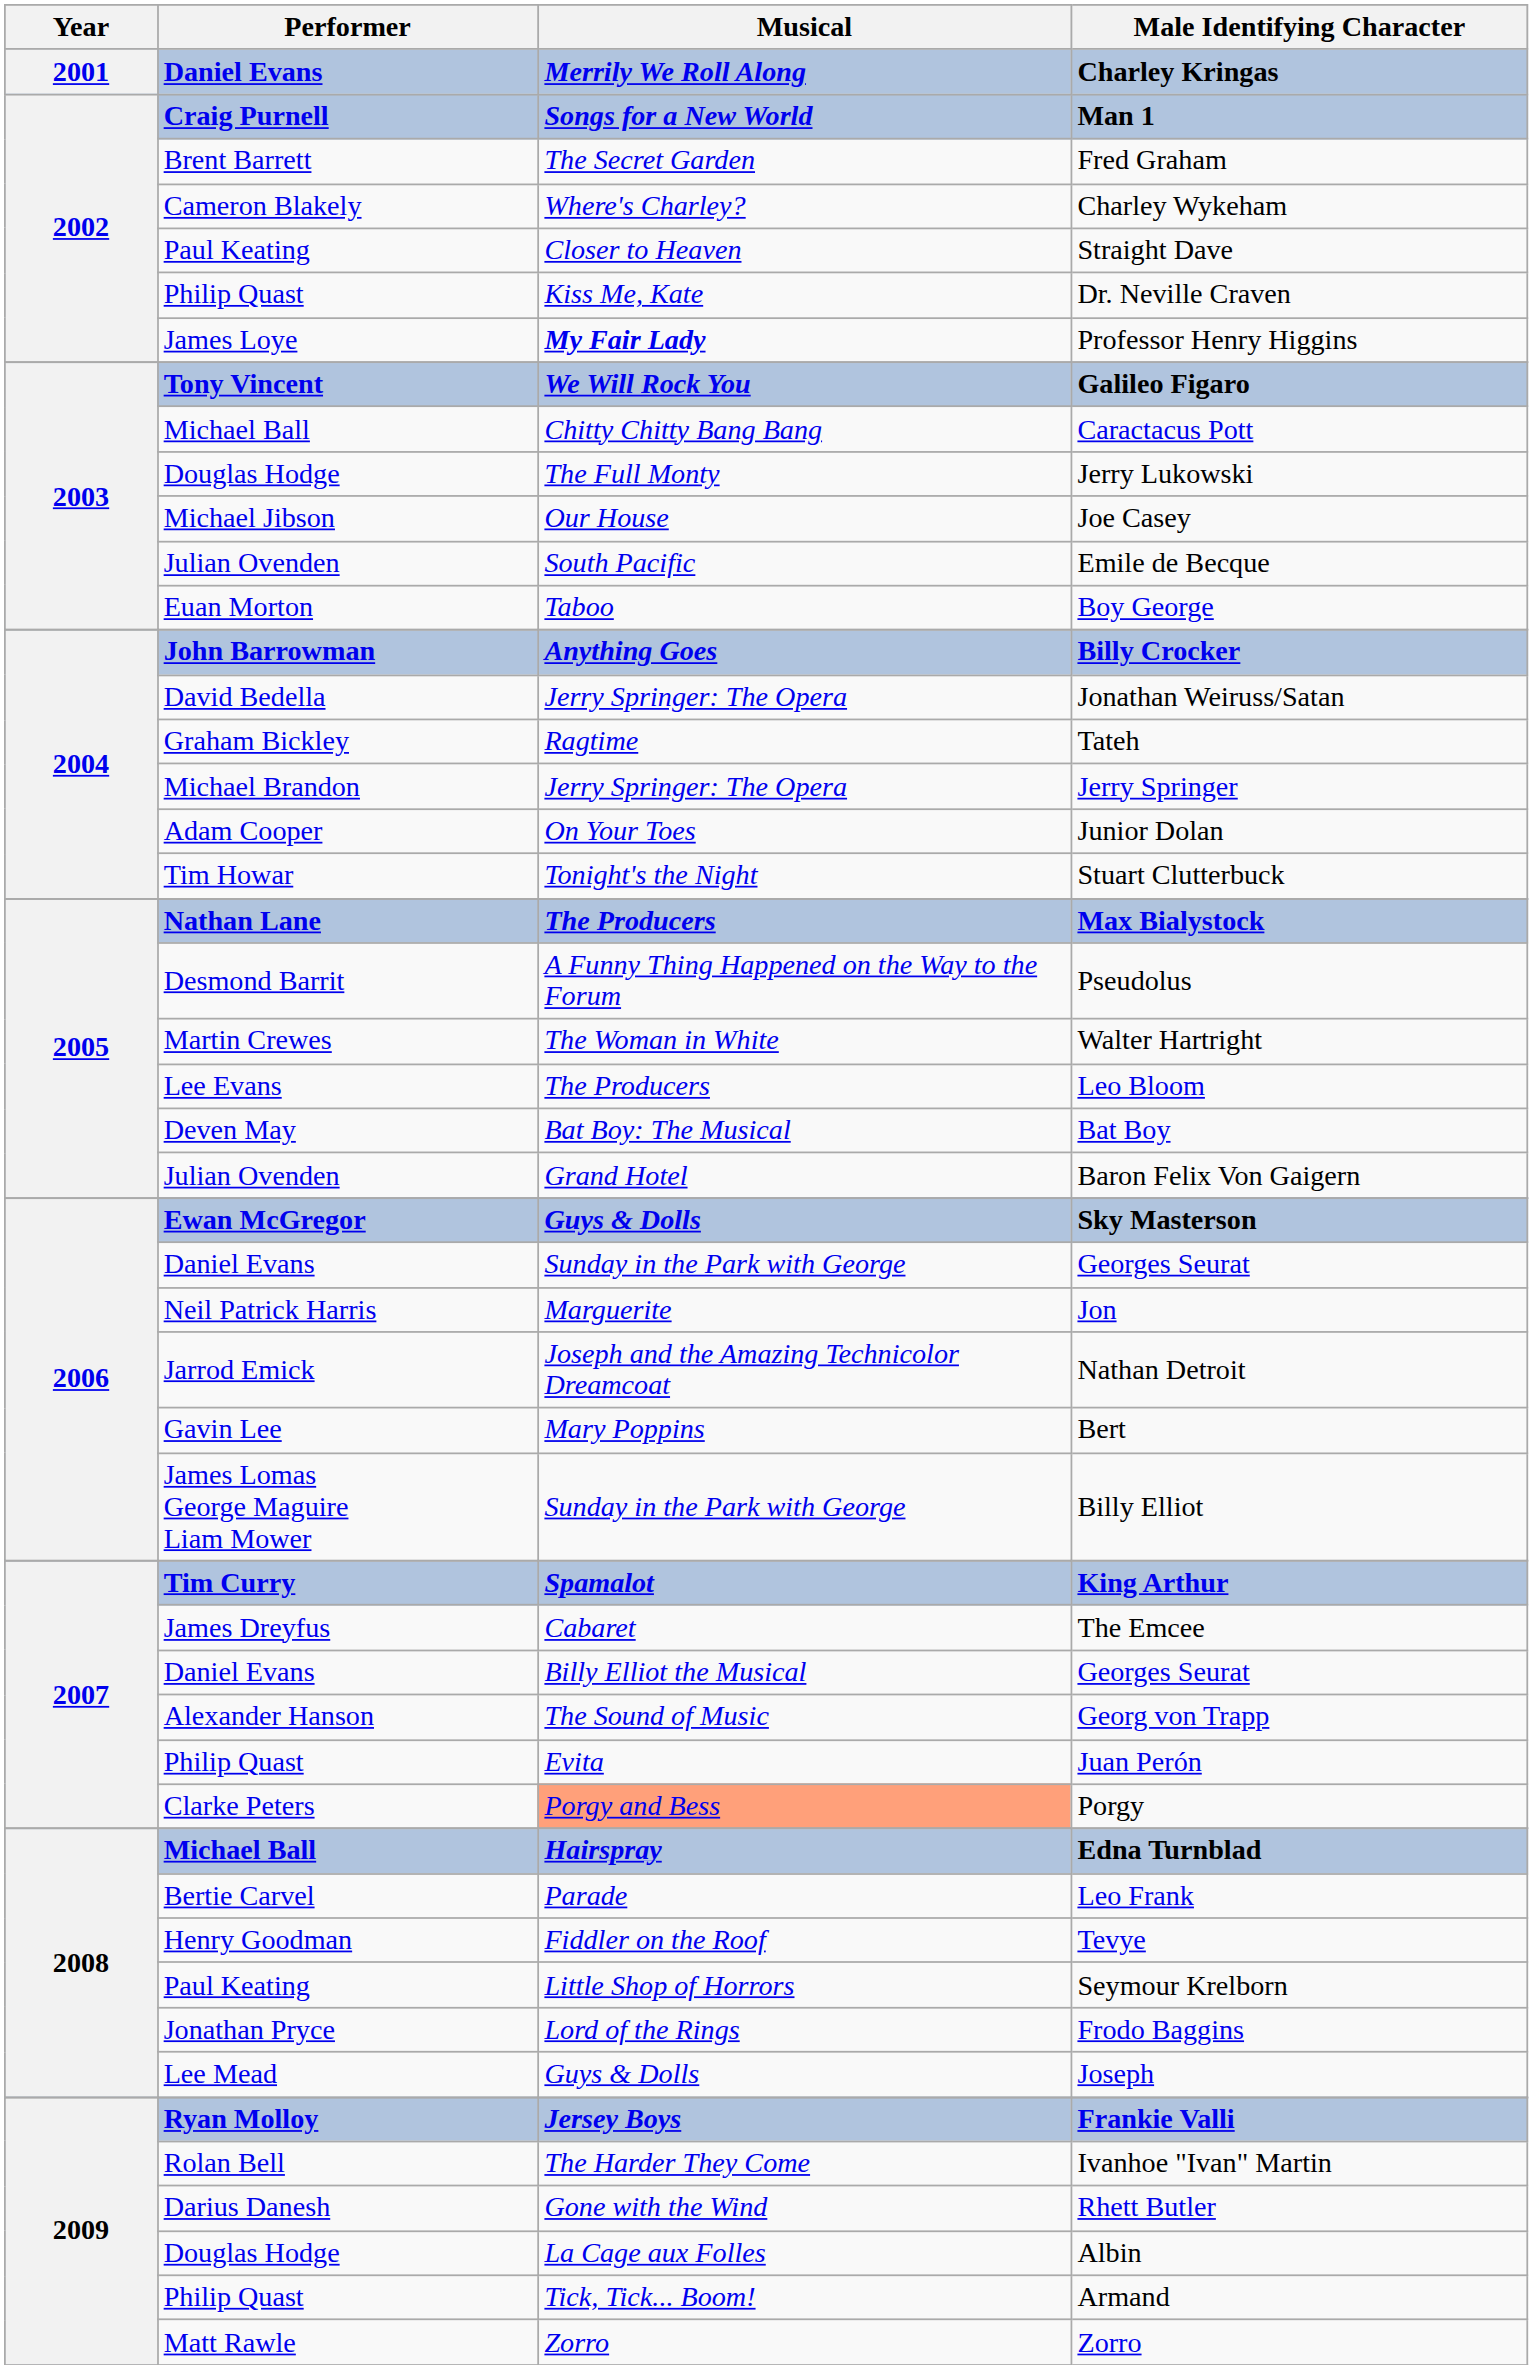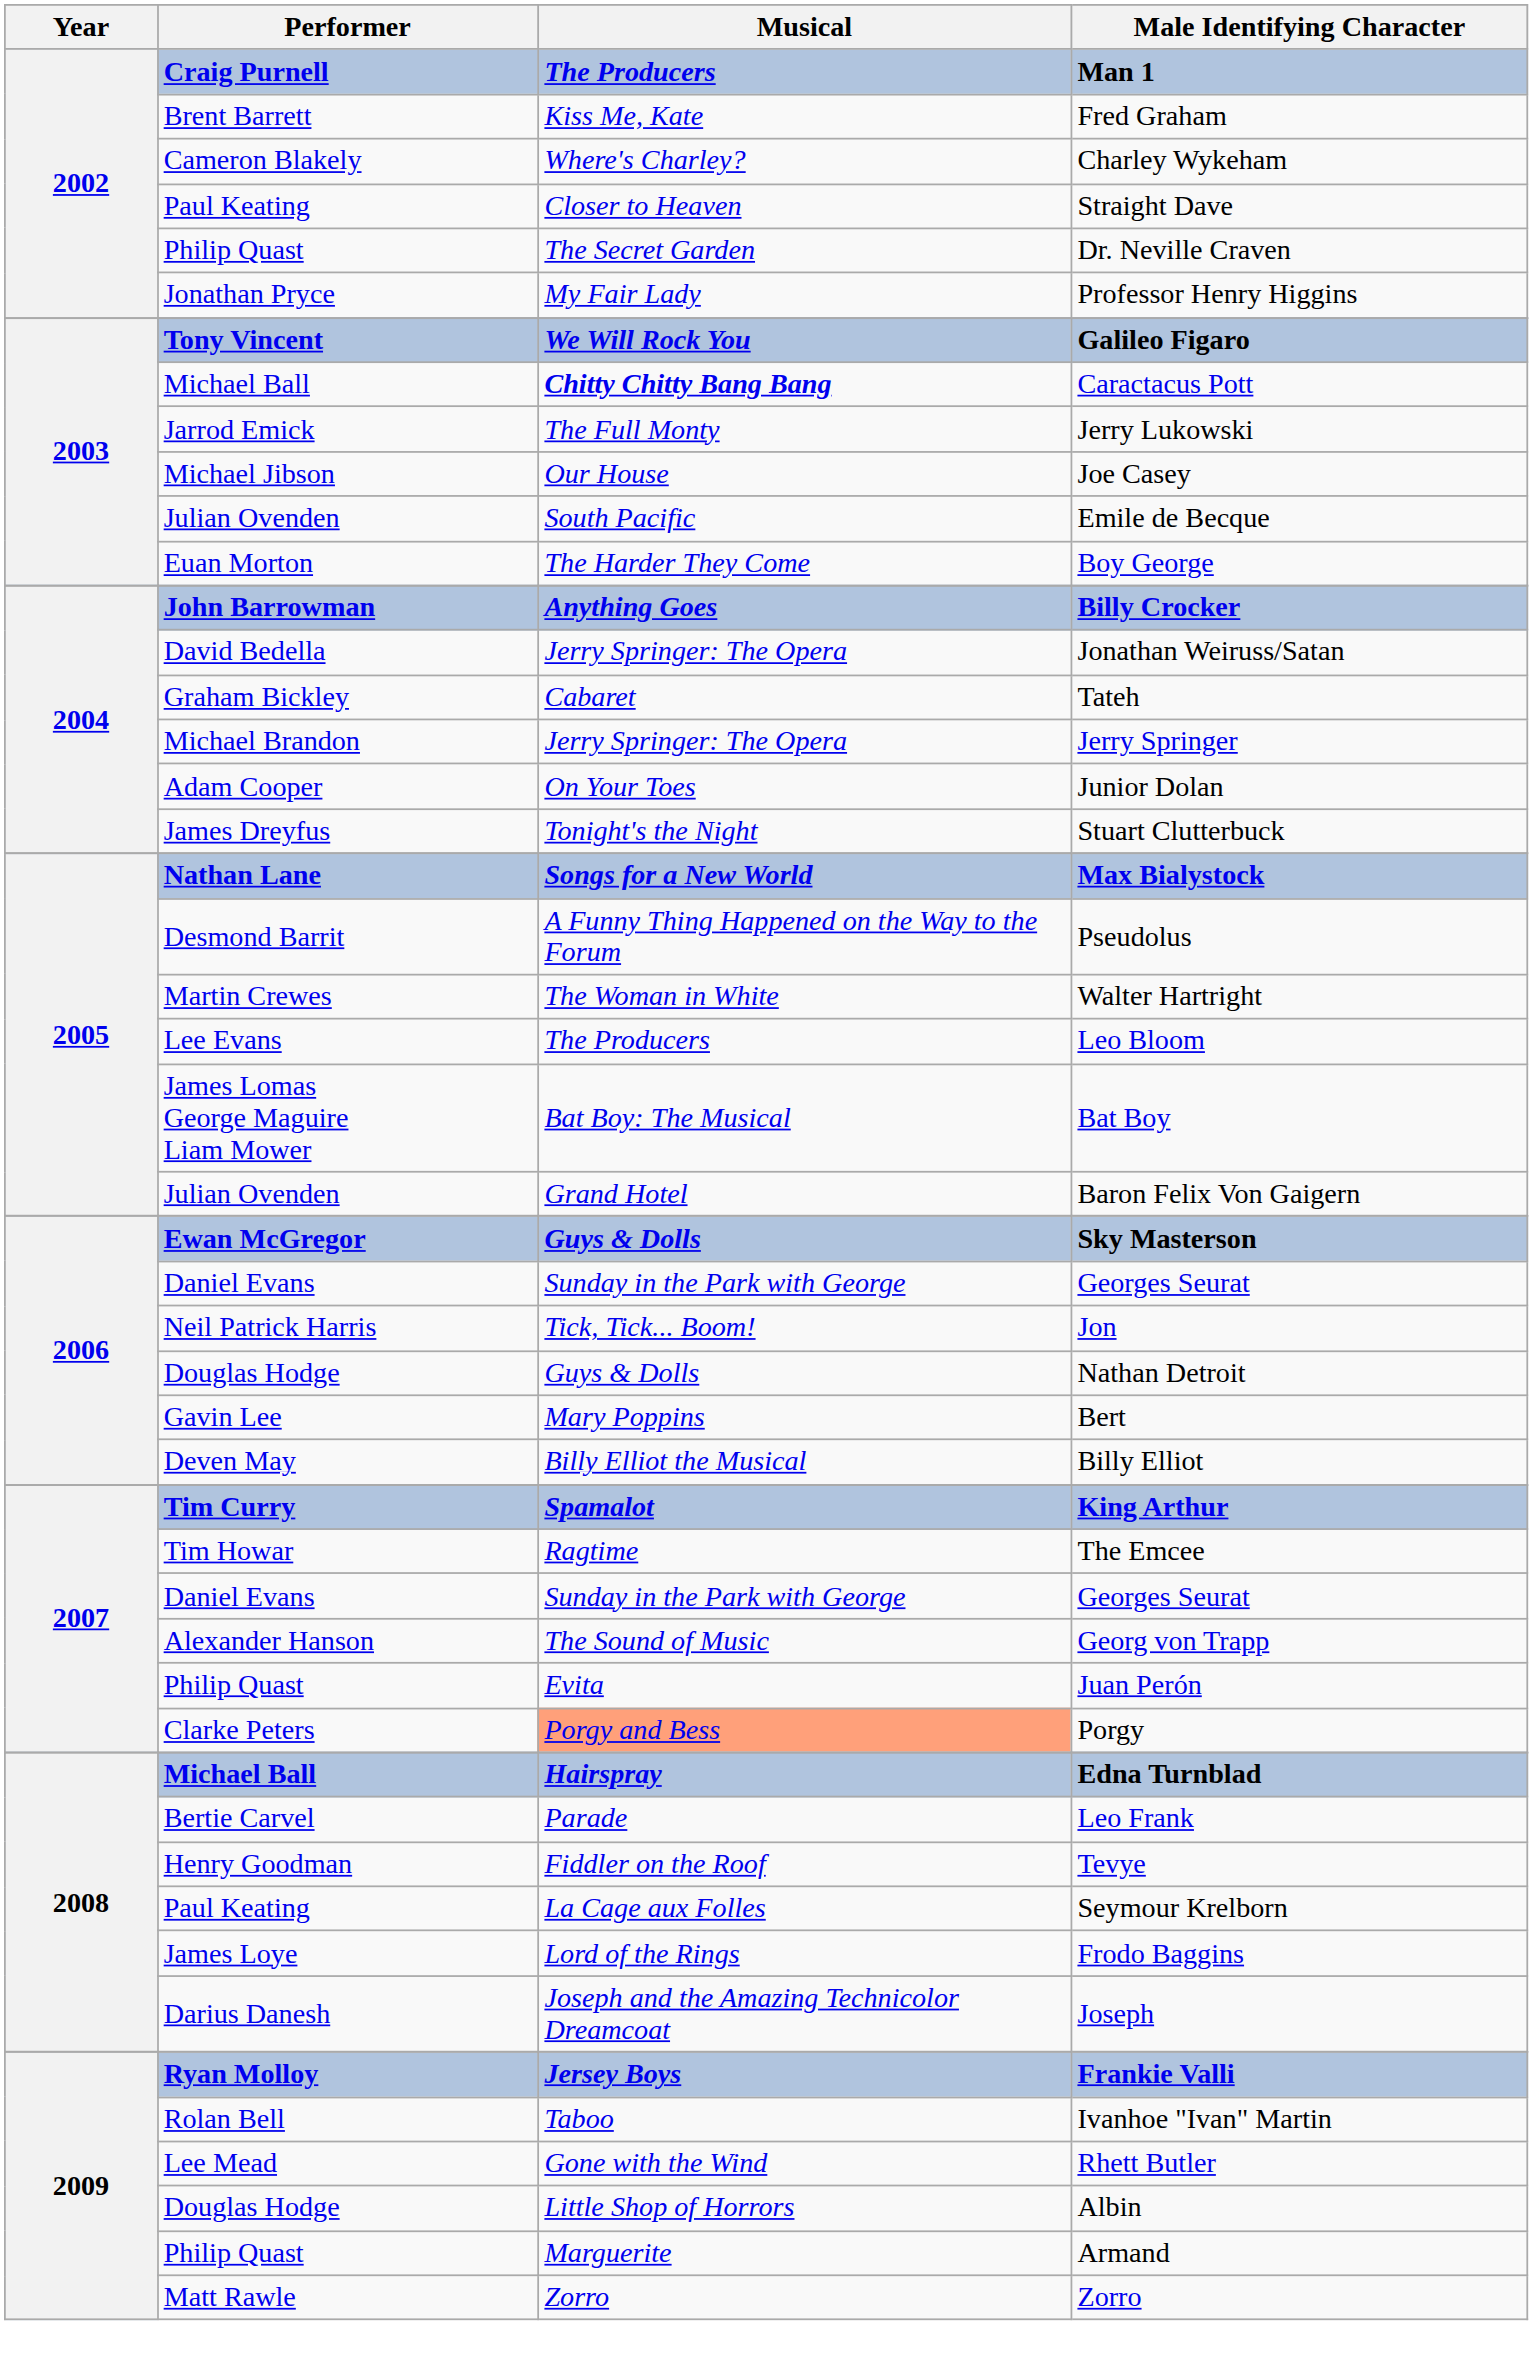- row: (81, 71)
(678, 116) Songs for a New World -> (630, 71) The Producers
(650, 160) The Secret Garden -> (624, 116) Kiss Me, Kate
(624, 294) Kiss Me, Kate -> (650, 250) The Secret Garden
(231, 339) James Loye -> (249, 294) Jonathan Pryce
(625, 339) bold -> (623, 294) normal
(683, 428) normal -> (688, 384) bold
(252, 473) Douglas Hodge -> (239, 428) Jarrod Emick
(579, 607) Taboo -> (677, 562) The Harder They Come
(591, 741) Ragtime -> (590, 696) Cabaret
(228, 875) Tim Howar -> (247, 830) James Dreyfus
(630, 920) The Producers -> (678, 875) Songs for a New World
(230, 1130) Deven May -> (256, 1117) James Lomas George Maguire Liam Mower
(608, 1308) Marguerite -> (650, 1327) Tick, Tick... Boom!
(239, 1369) Jarrod Emick -> (252, 1372) Douglas Hodge
(752, 1369) Joseph and the Amazing Technicolor Dreamcoat -> (622, 1372) Guys & Dolls
(256, 1506) James Lomas George Maguire Liam Mower -> (230, 1461) Deven May
(725, 1506) Sunday in the Park with George -> (675, 1461) Billy Elliot the Musical
(247, 1627) James Dreyfus -> (228, 1550) Tim Howar
(590, 1627) Cabaret -> (591, 1550) Ragtime
(675, 1671) Billy Elliot the Musical -> (725, 1595) Sunday in the Park with George
(669, 1984) Little Shop of Horrors -> (655, 1908) La Cage aux Folles
(249, 2029) Jonathan Pryce -> (231, 1952) James Loye
(220, 2073) Lee Mead -> (247, 2013) Darius Danesh
(622, 2073) Guys & Dolls -> (752, 2013) Joseph and the Amazing Technicolor Dreamcoat
(677, 2163) The Harder They Come -> (579, 2118) Taboo
(247, 2207) Darius Danesh -> (220, 2163) Lee Mead
(655, 2252) La Cage aux Folles -> (669, 2207) Little Shop of Horrors
(650, 2297) Tick, Tick... Boom! -> (608, 2252) Marguerite
